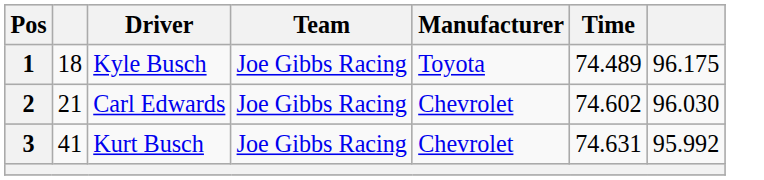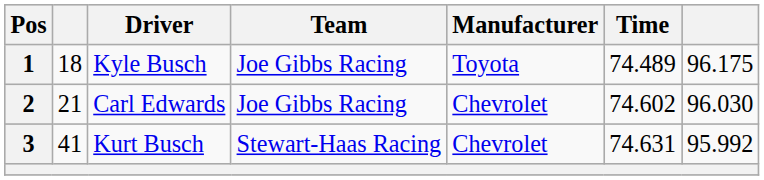(322, 144) Joe Gibbs Racing -> (339, 144) Stewart-Haas Racing
